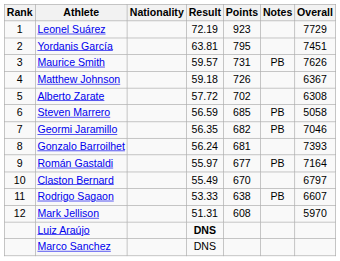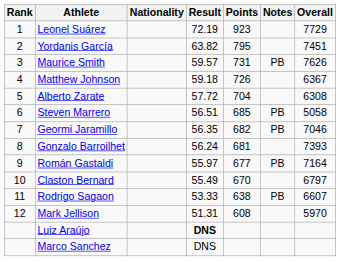(205, 46) 63.81 -> (205, 46) 63.82
(242, 96) 702 -> (242, 96) 704
(205, 113) 56.59 -> (205, 113) 56.51
